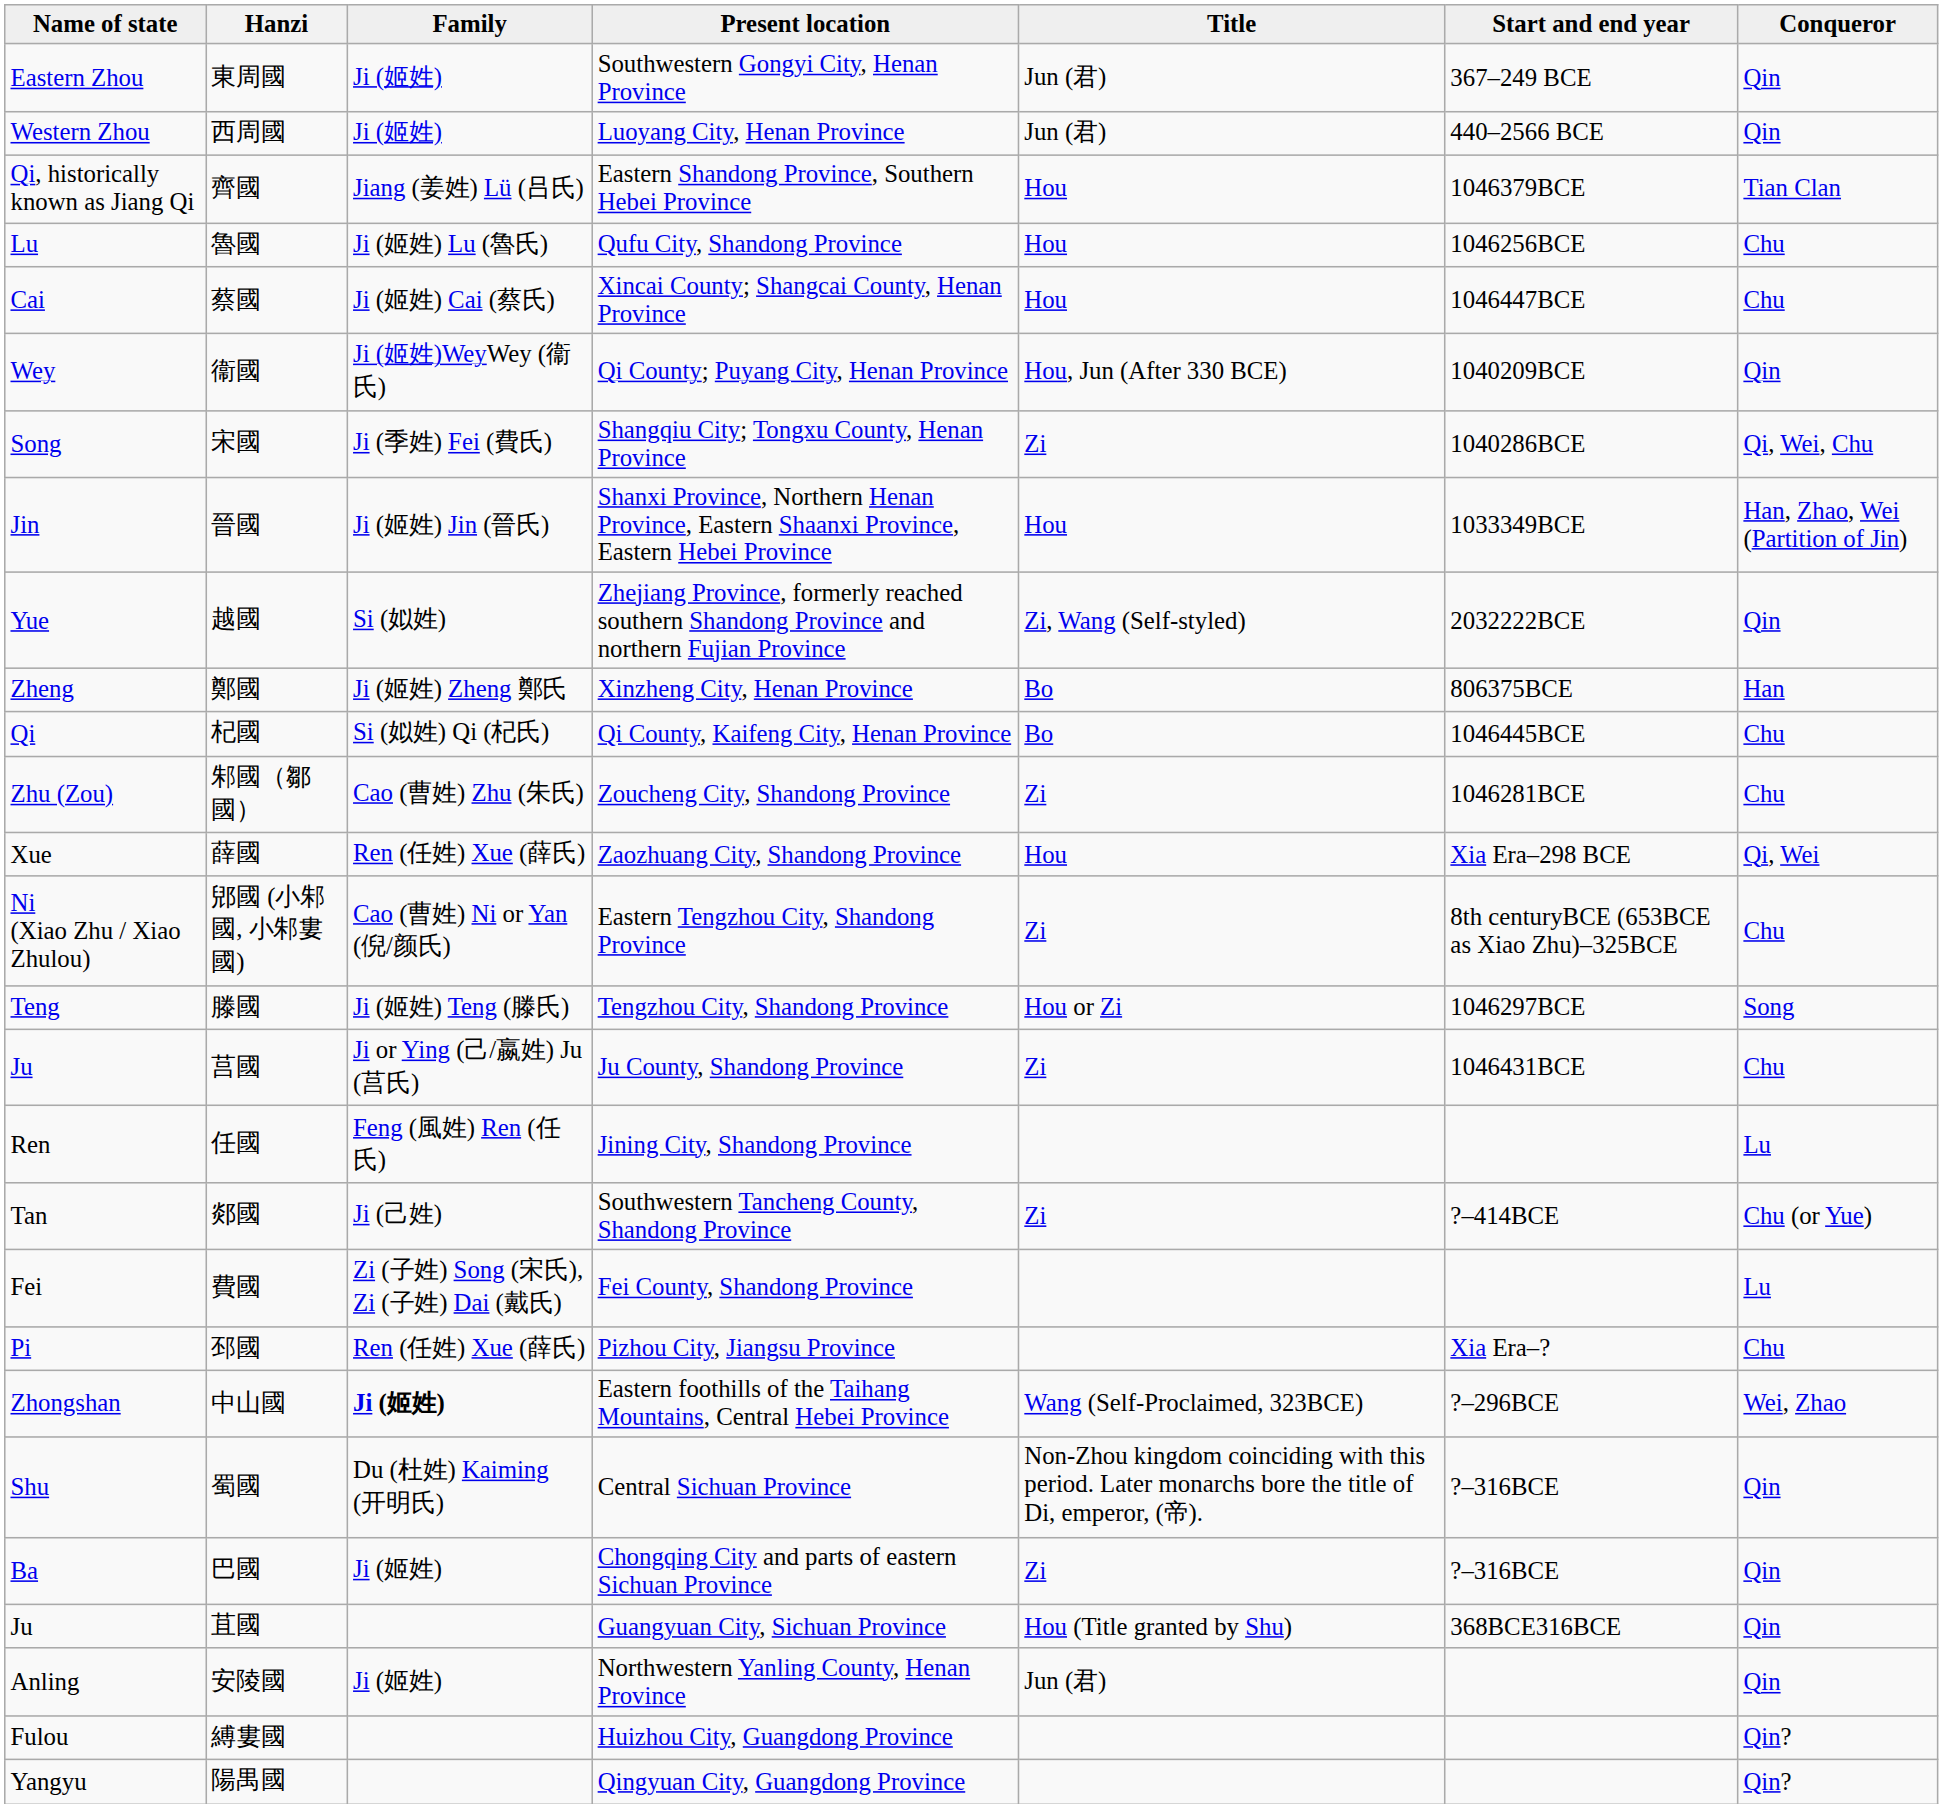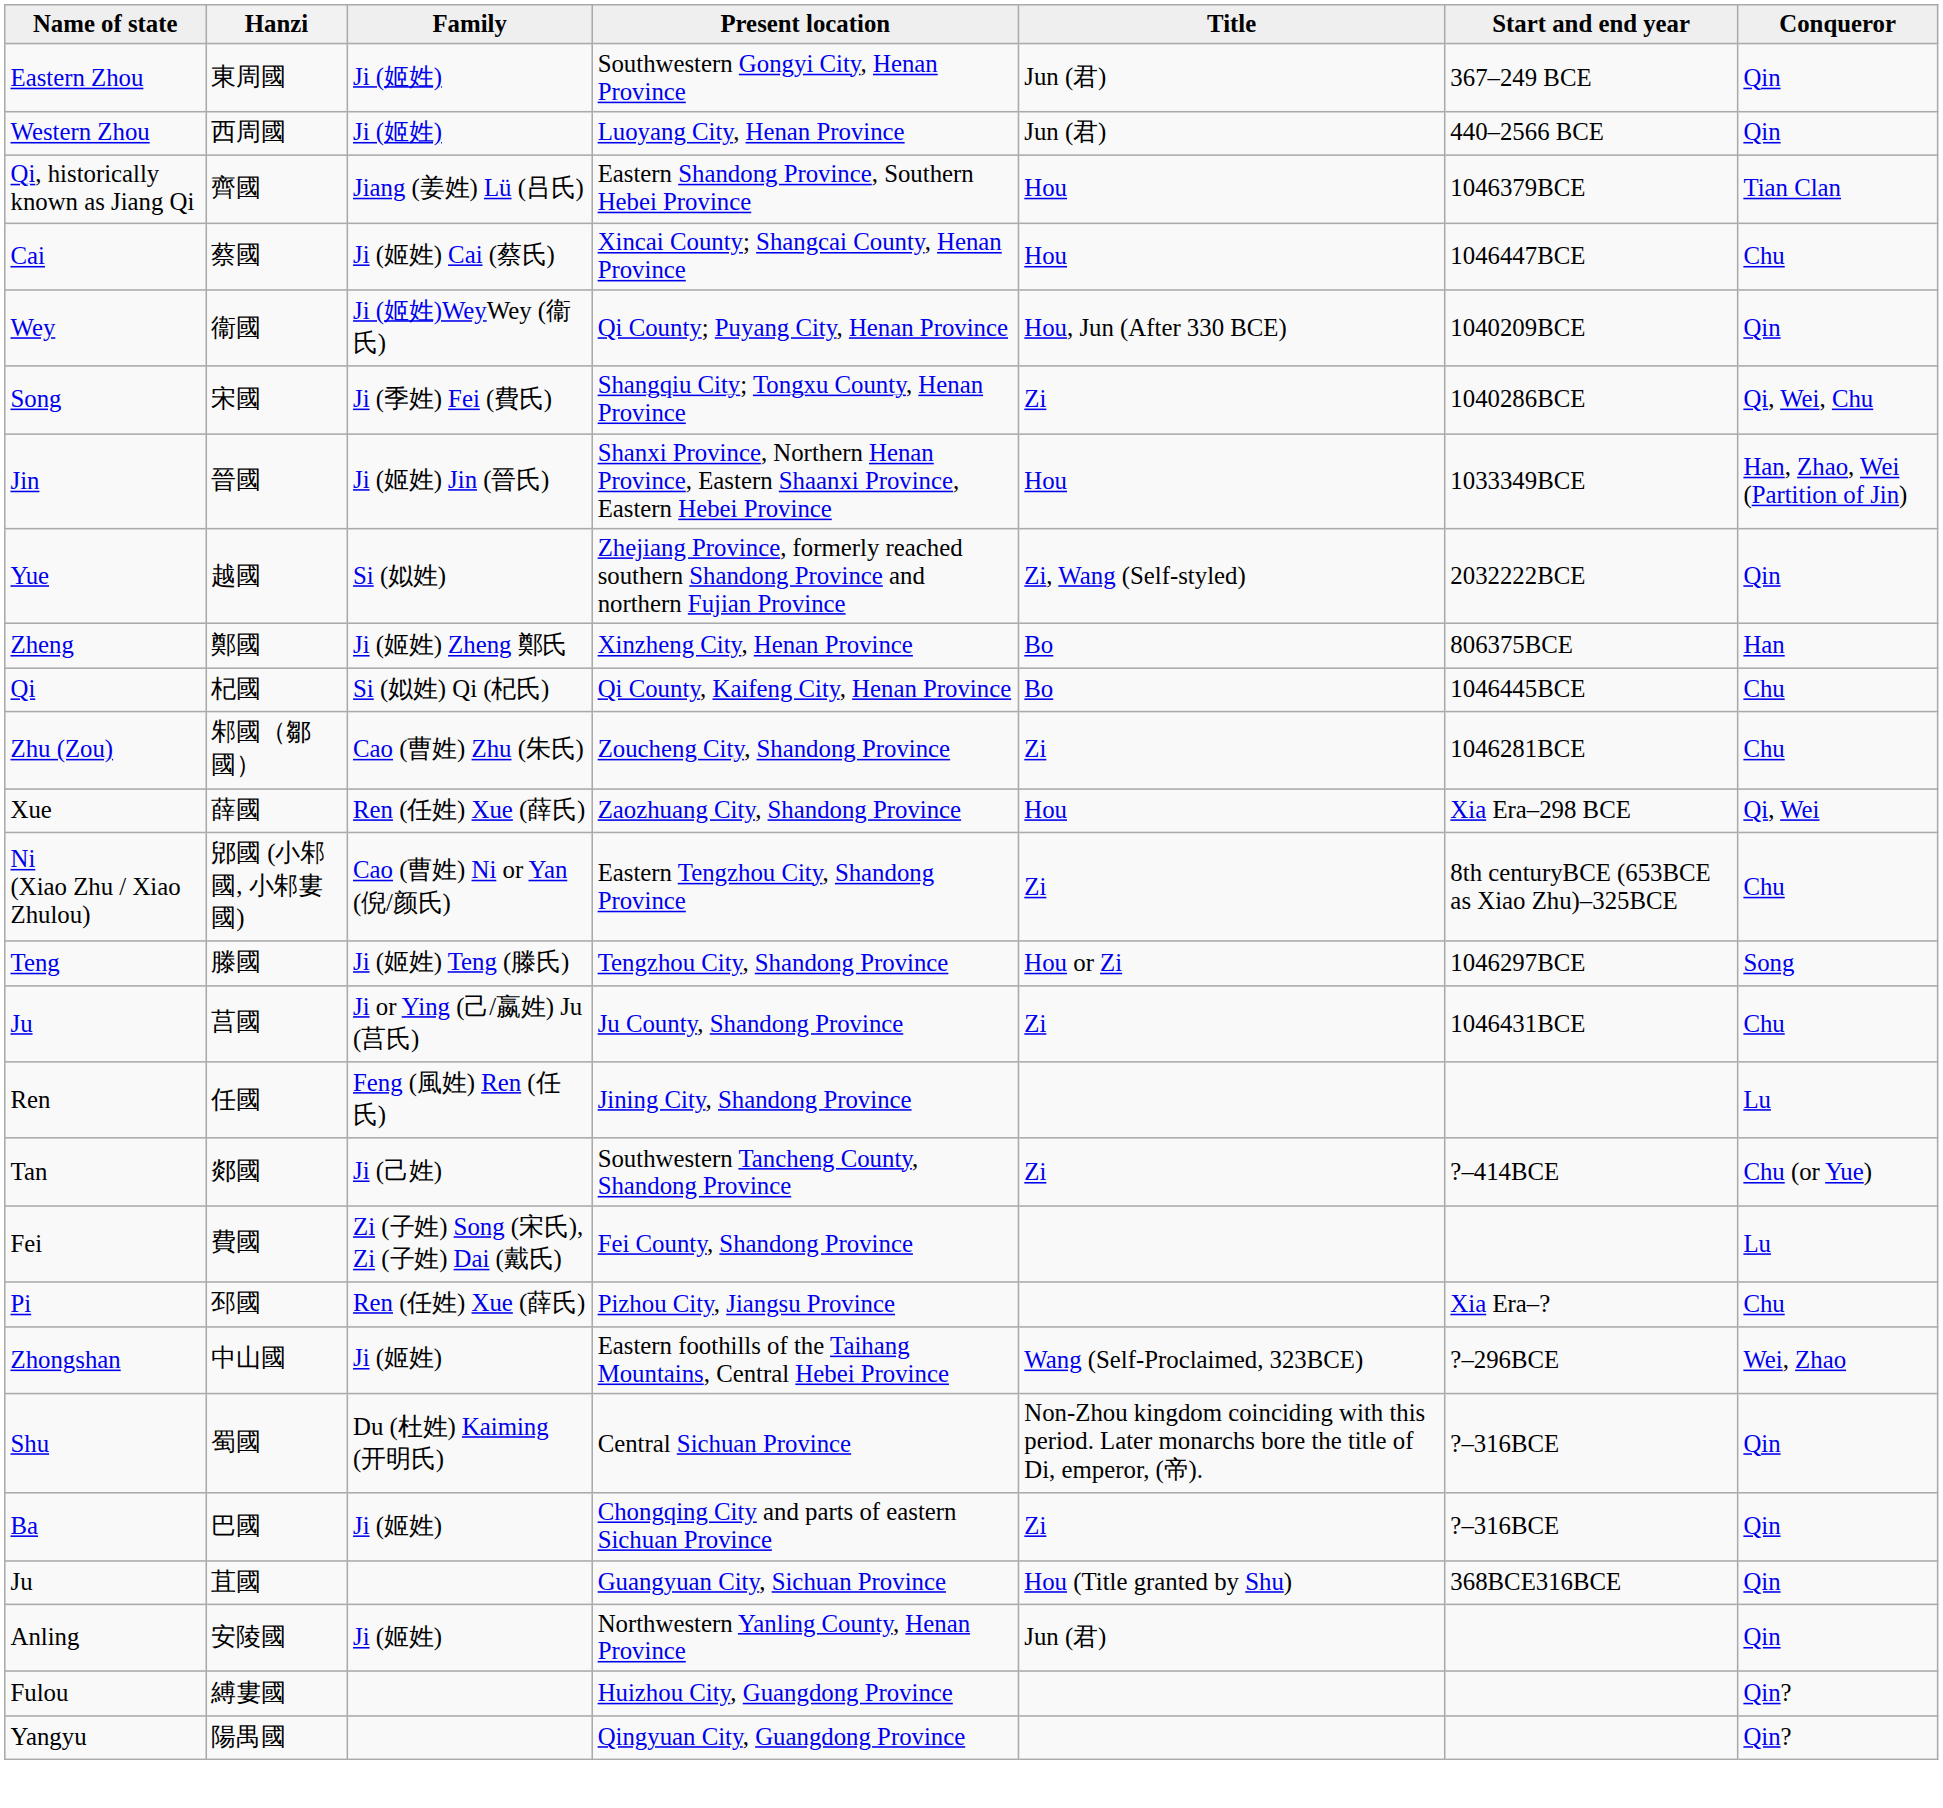- row: (236, 243)
(399, 1402) bold -> (397, 1358) normal
